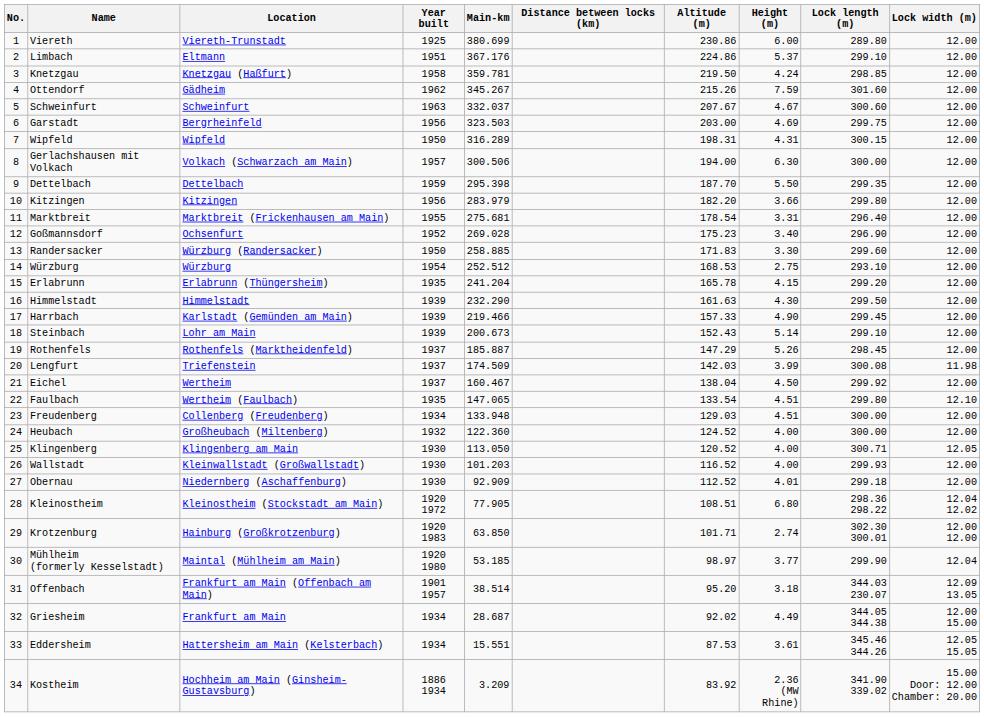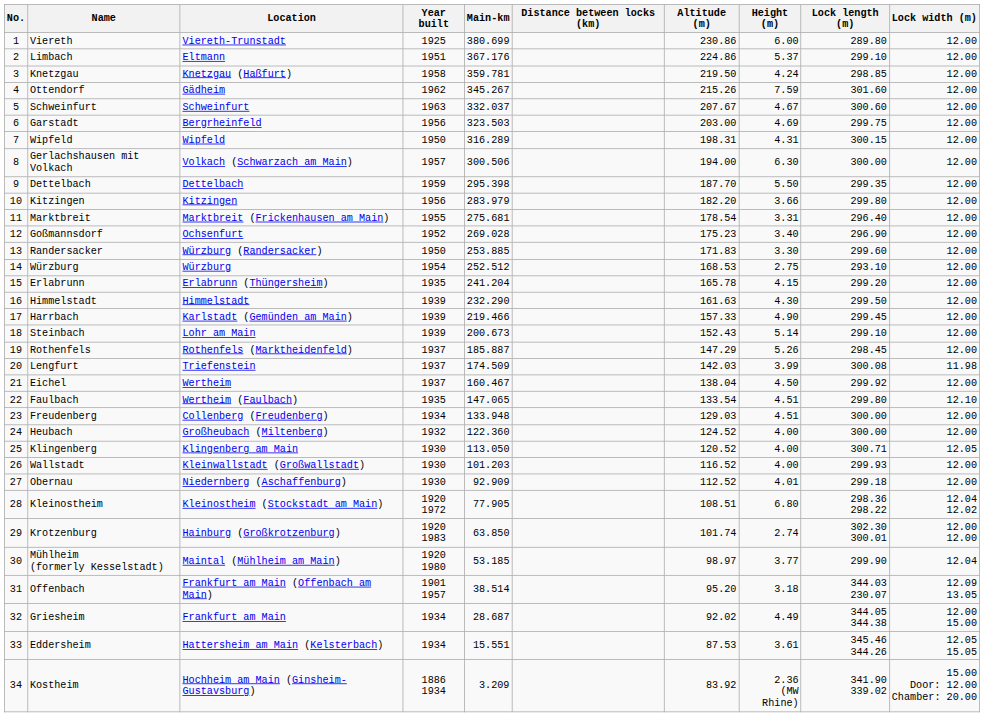(488, 251) 258.885 -> (488, 251) 253.885
(718, 533) 101.71 -> (718, 533) 101.74
